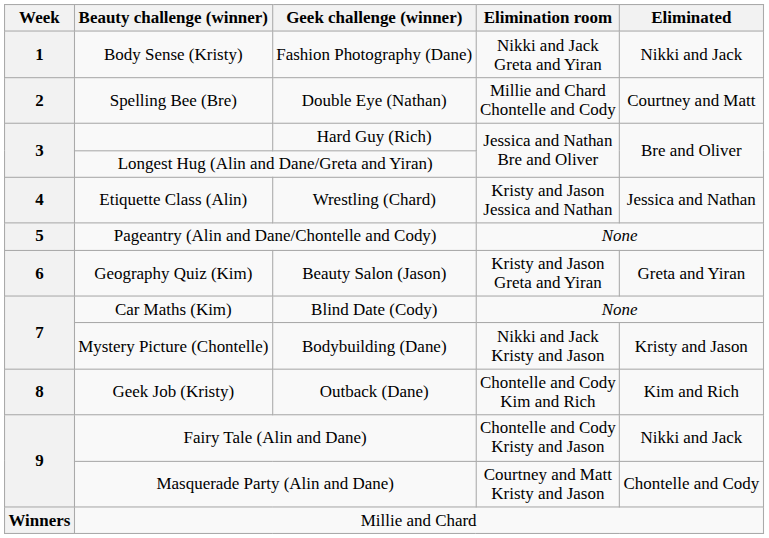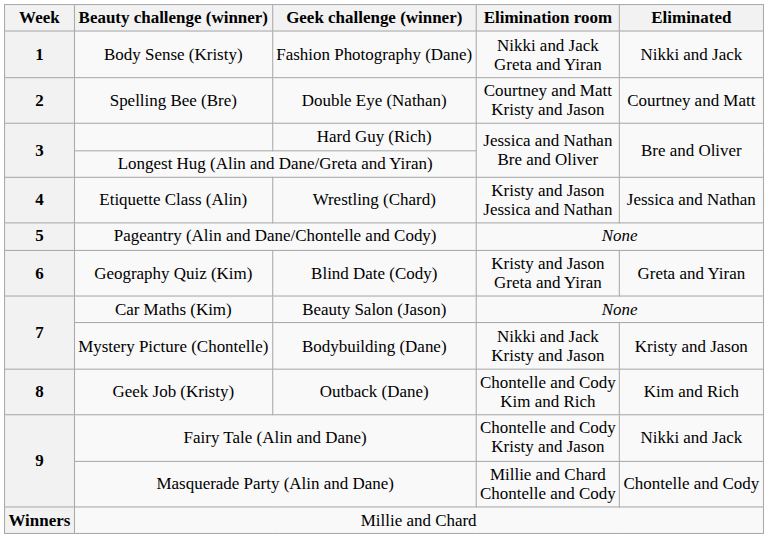(548, 100) Millie and Chard Chontelle and Cody -> (548, 100) Courtney and Matt Kristy and Jason
(374, 273) Beauty Salon (Jason) -> (374, 273) Blind Date (Cody)
(374, 309) Blind Date (Cody) -> (374, 309) Beauty Salon (Jason)
(548, 483) Courtney and Matt Kristy and Jason -> (548, 483) Millie and Chard Chontelle and Cody
